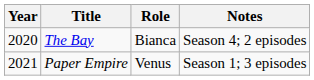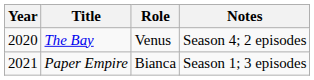(155, 39) Bianca -> (153, 39) Venus
(153, 63) Venus -> (155, 63) Bianca
